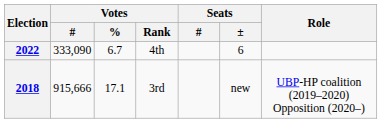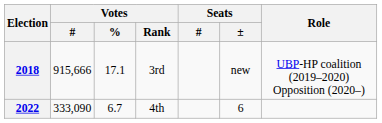rows swapped: (27, 89) <-> (27, 50)
